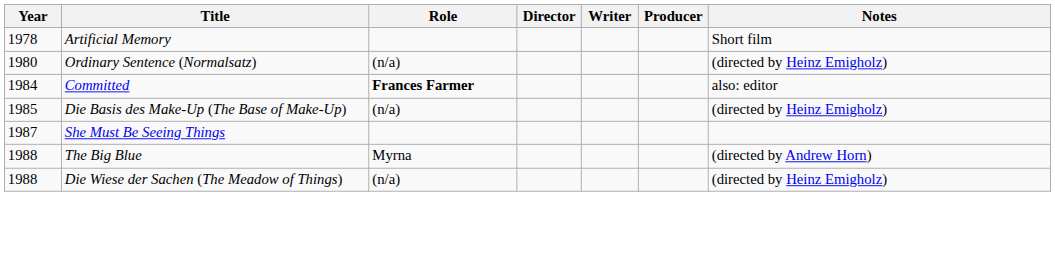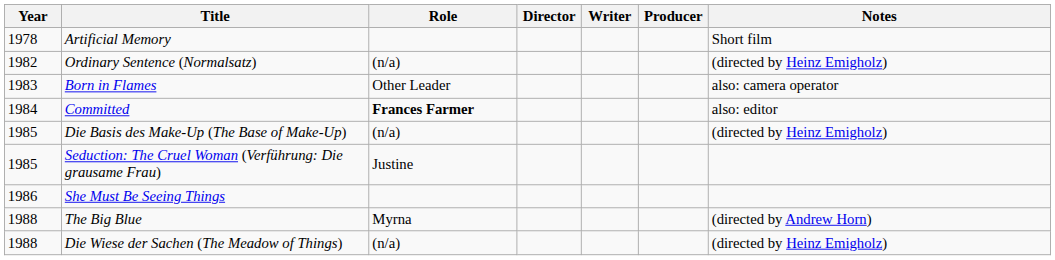(23, 62) 1980 -> (23, 62) 1982
+ row: (111, 86)
+ row: (204, 164)
(23, 132) 1987 -> (23, 196) 1986
